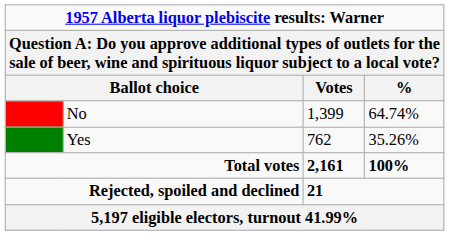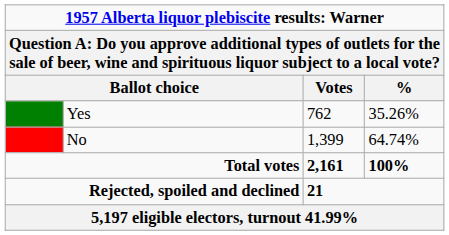rows swapped: (77, 113) <-> (79, 139)
